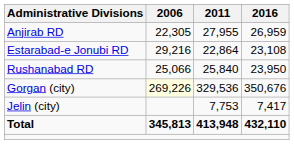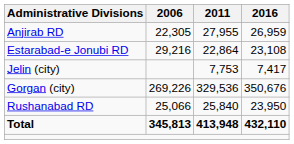rows swapped: (50, 69) <-> (33, 106)
(170, 87) lightyellow background -> (170, 87) no background
